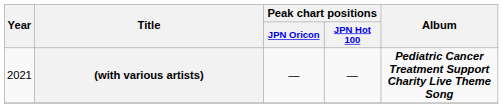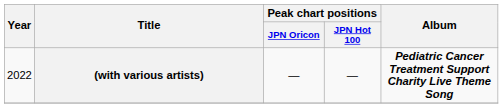(19, 75) 2021 -> (19, 75) 2022
